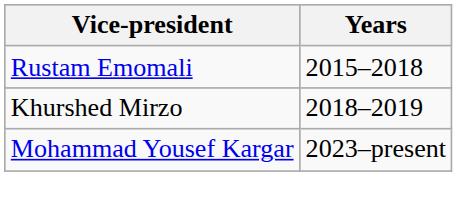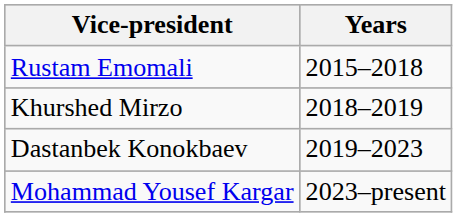+ row: (129, 149)
